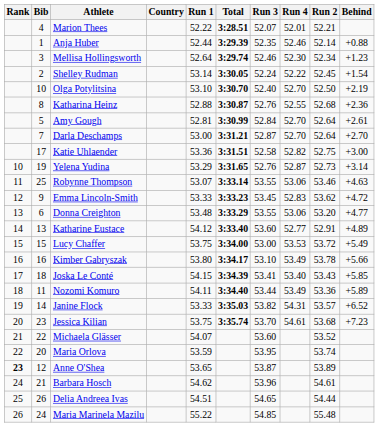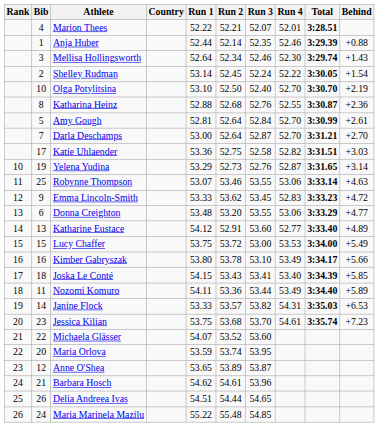columns swapped: (325, 12) <-> (233, 12)
(357, 58) +1.23 -> (357, 58) +1.43
(357, 151) +3.00 -> (357, 151) +3.03
(357, 306) +6.52 -> (357, 306) +6.53
(18, 368) bold -> (18, 368) normal
